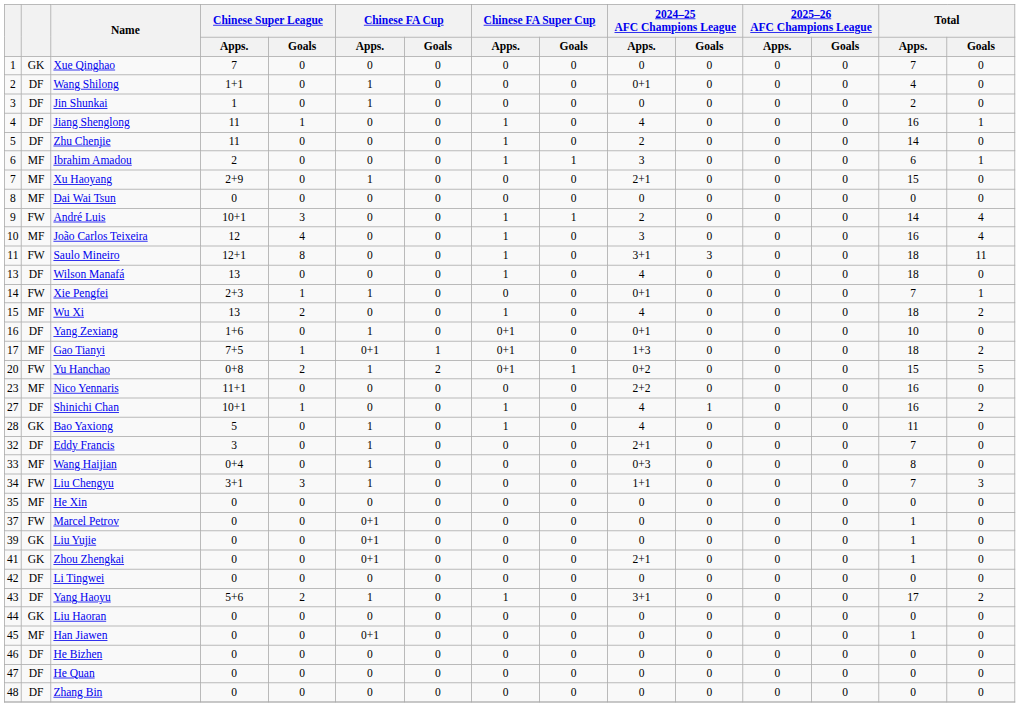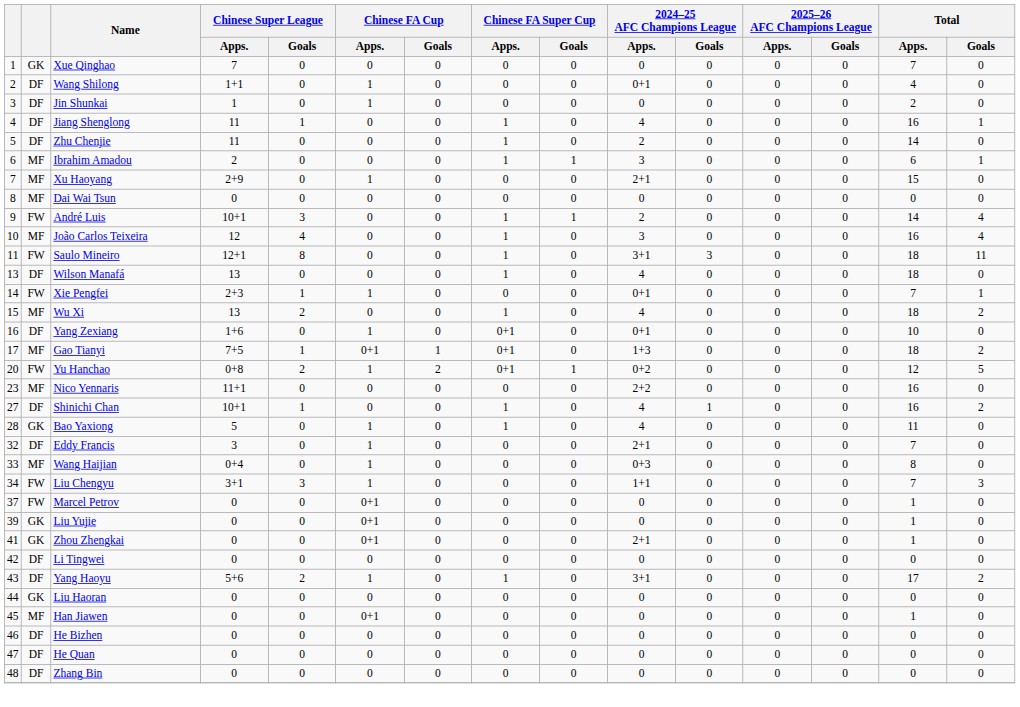(913, 369) 15 -> (913, 369) 12
- row: (70, 502)
